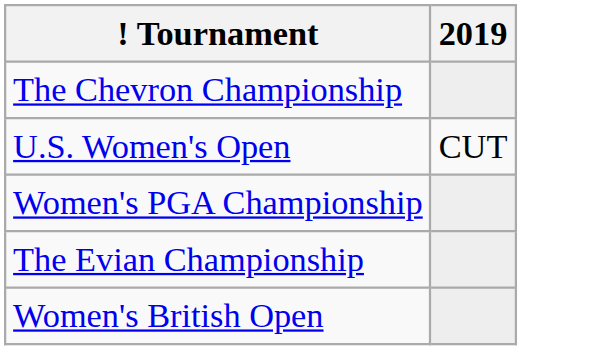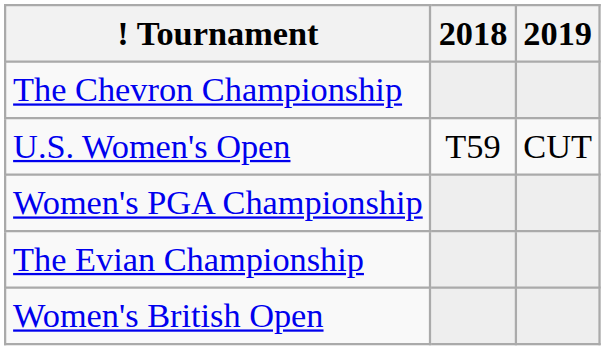+ column: (473, 33)
